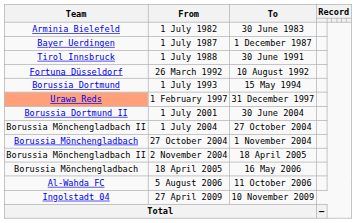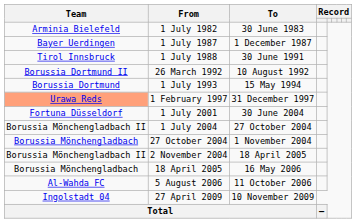(76, 71) Fortuna Düsseldorf -> (76, 71) Borussia Dortmund II
(76, 113) Borussia Dortmund II -> (76, 113) Fortuna Düsseldorf
